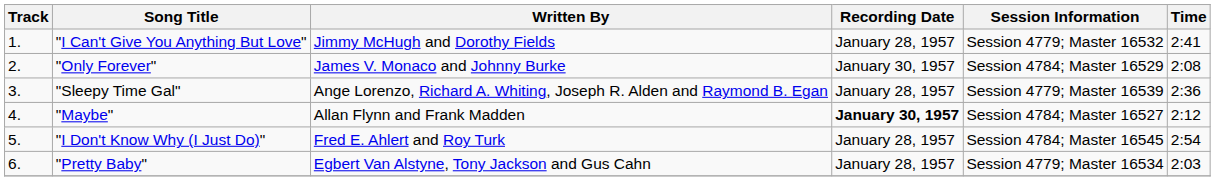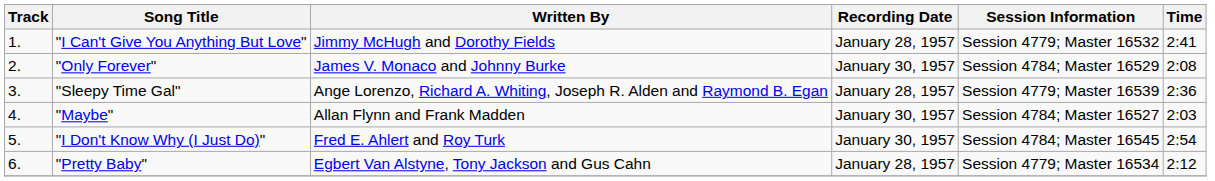(897, 115) bold -> (895, 115) normal
(1186, 115) 2:12 -> (1182, 115) 2:03
(895, 140) January 28, 1957 -> (895, 140) January 30, 1957
(1186, 164) 2:03 -> (1182, 164) 2:12
